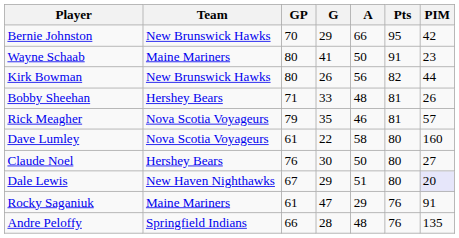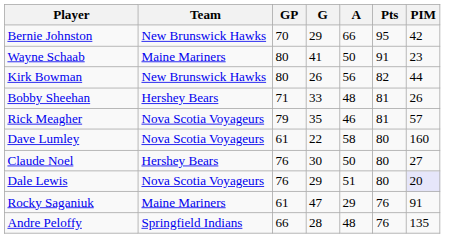(210, 181) New Haven Nighthawks -> (203, 181) Nova Scotia Voyageurs
(291, 181) 67 -> (282, 181) 76
